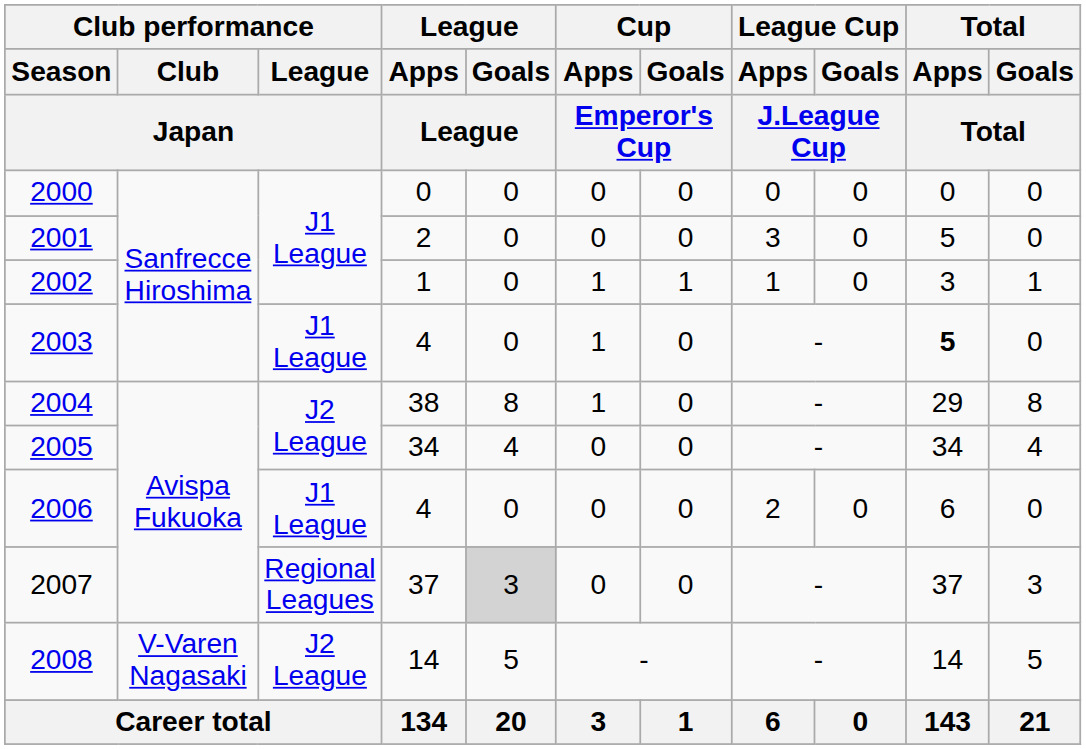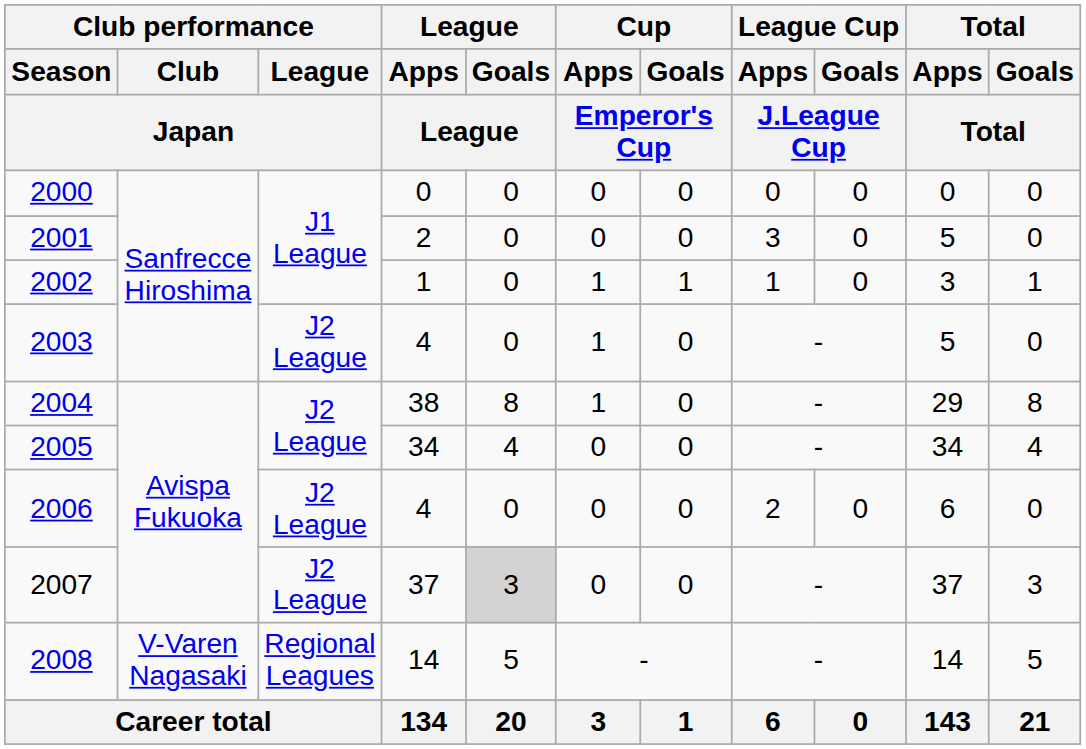(320, 342) J1 League -> (320, 342) J2 League
(948, 342) bold -> (948, 342) normal
(320, 507) J1 League -> (320, 507) J2 League
(320, 584) Regional Leagues -> (320, 584) J2 League
(320, 660) J2 League -> (320, 660) Regional Leagues
